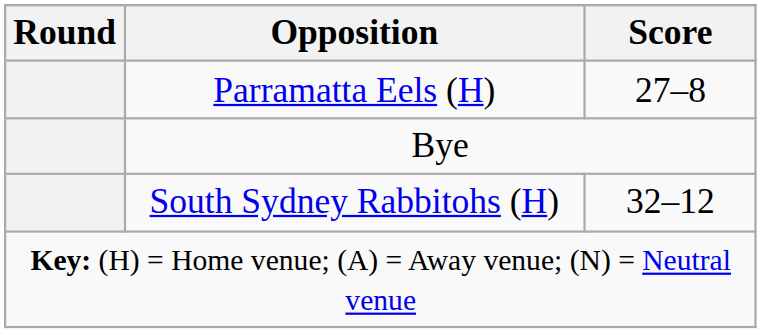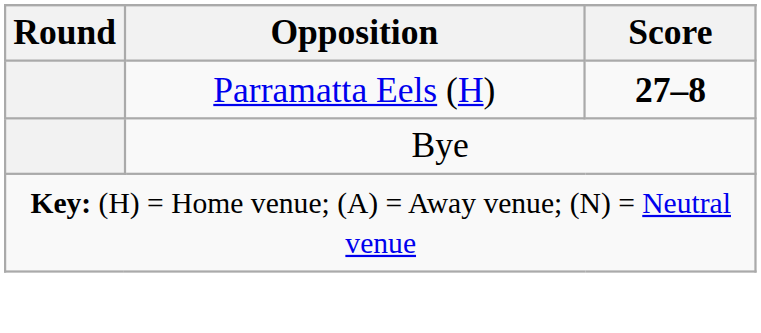(670, 88) normal -> (670, 88) bold
- row: (354, 201)
